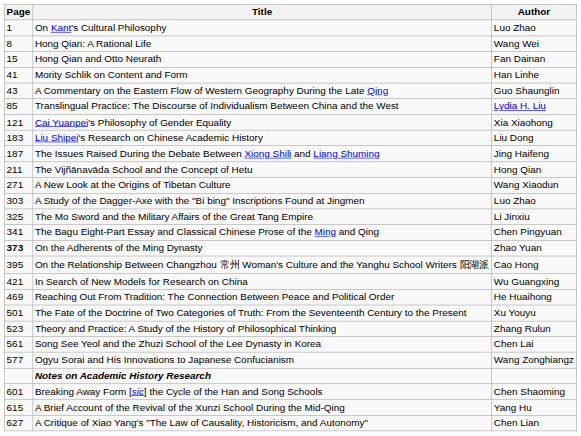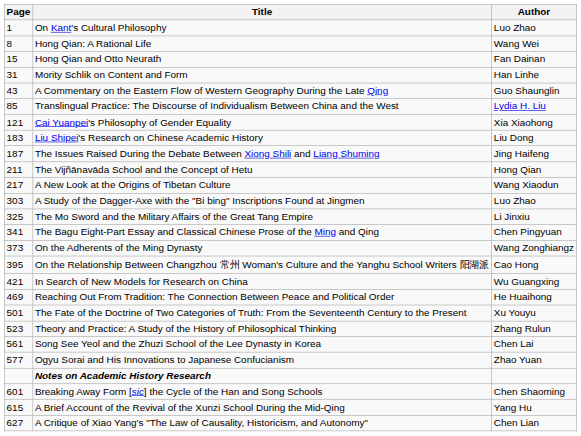(12, 75) 41 -> (12, 75) 31
(15, 185) 271 -> (15, 185) 217
(15, 248) bold -> (15, 248) normal
(518, 248) Zhao Yuan -> (534, 248) Wang Zonghiangz
(534, 360) Wang Zonghiangz -> (518, 360) Zhao Yuan
